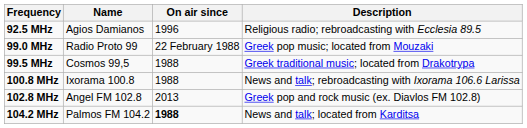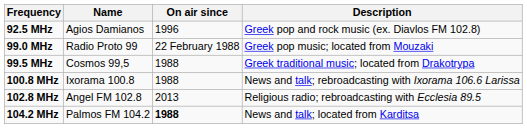(363, 30) Religious radio; rebroadcasting with Ecclesia 89.5 -> (362, 30) Greek pop and rock music (ex. Diavlos FM 102.8)
(362, 98) Greek pop and rock music (ex. Diavlos FM 102.8) -> (363, 98) Religious radio; rebroadcasting with Ecclesia 89.5
